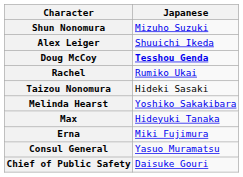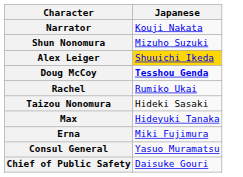+ row: (69, 27)
(174, 42) no background -> (174, 58) gold background
- row: (69, 104)
